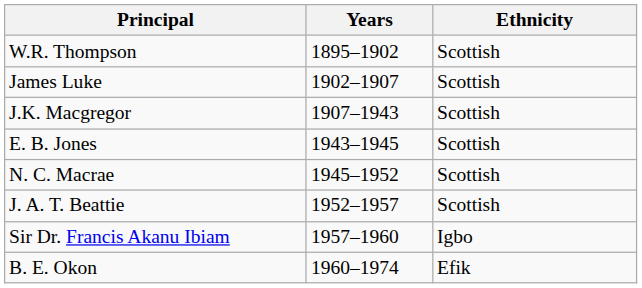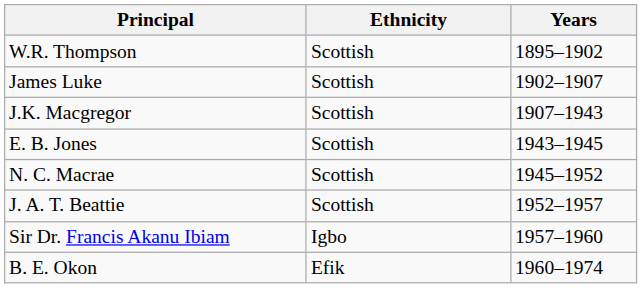columns swapped: (535, 19) <-> (369, 19)
